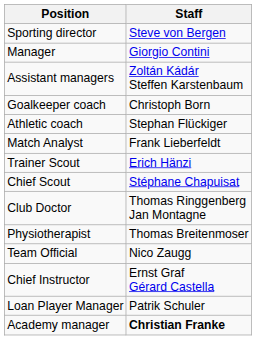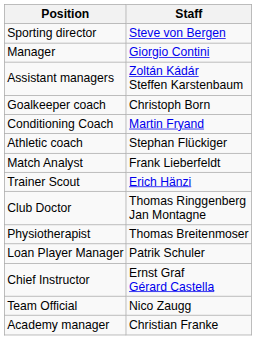+ row: (60, 124)
- row: (39, 182)
rows swapped: (42, 253) <-> (65, 305)
(177, 325) bold -> (174, 325) normal
